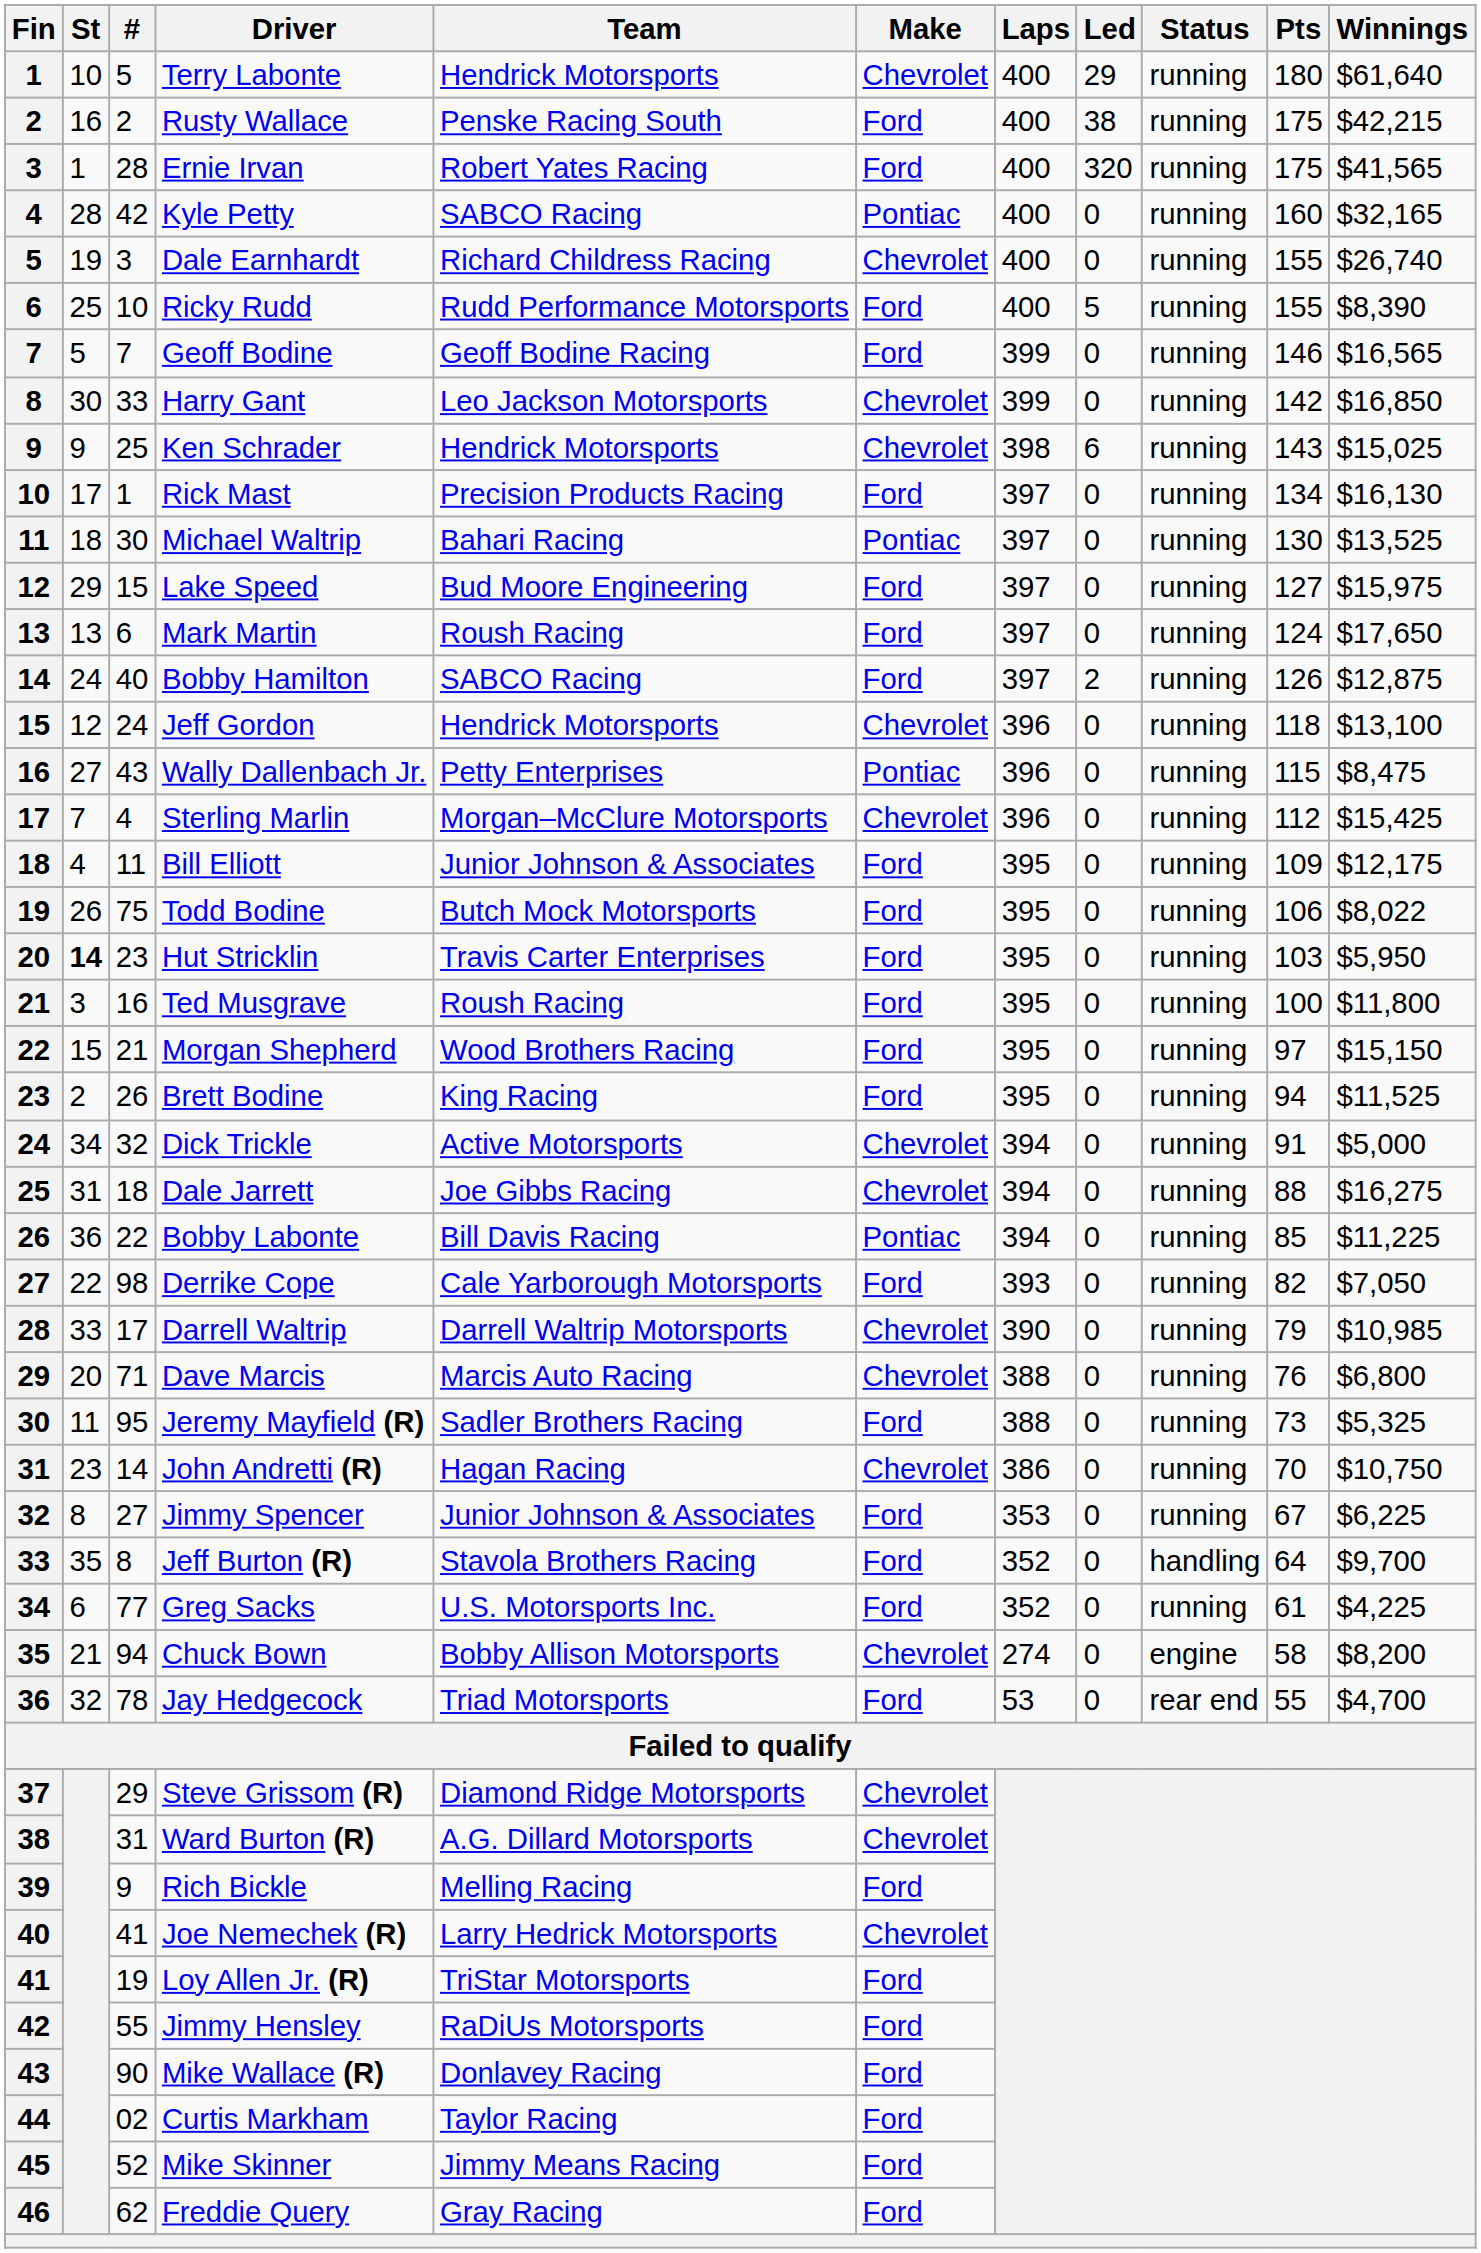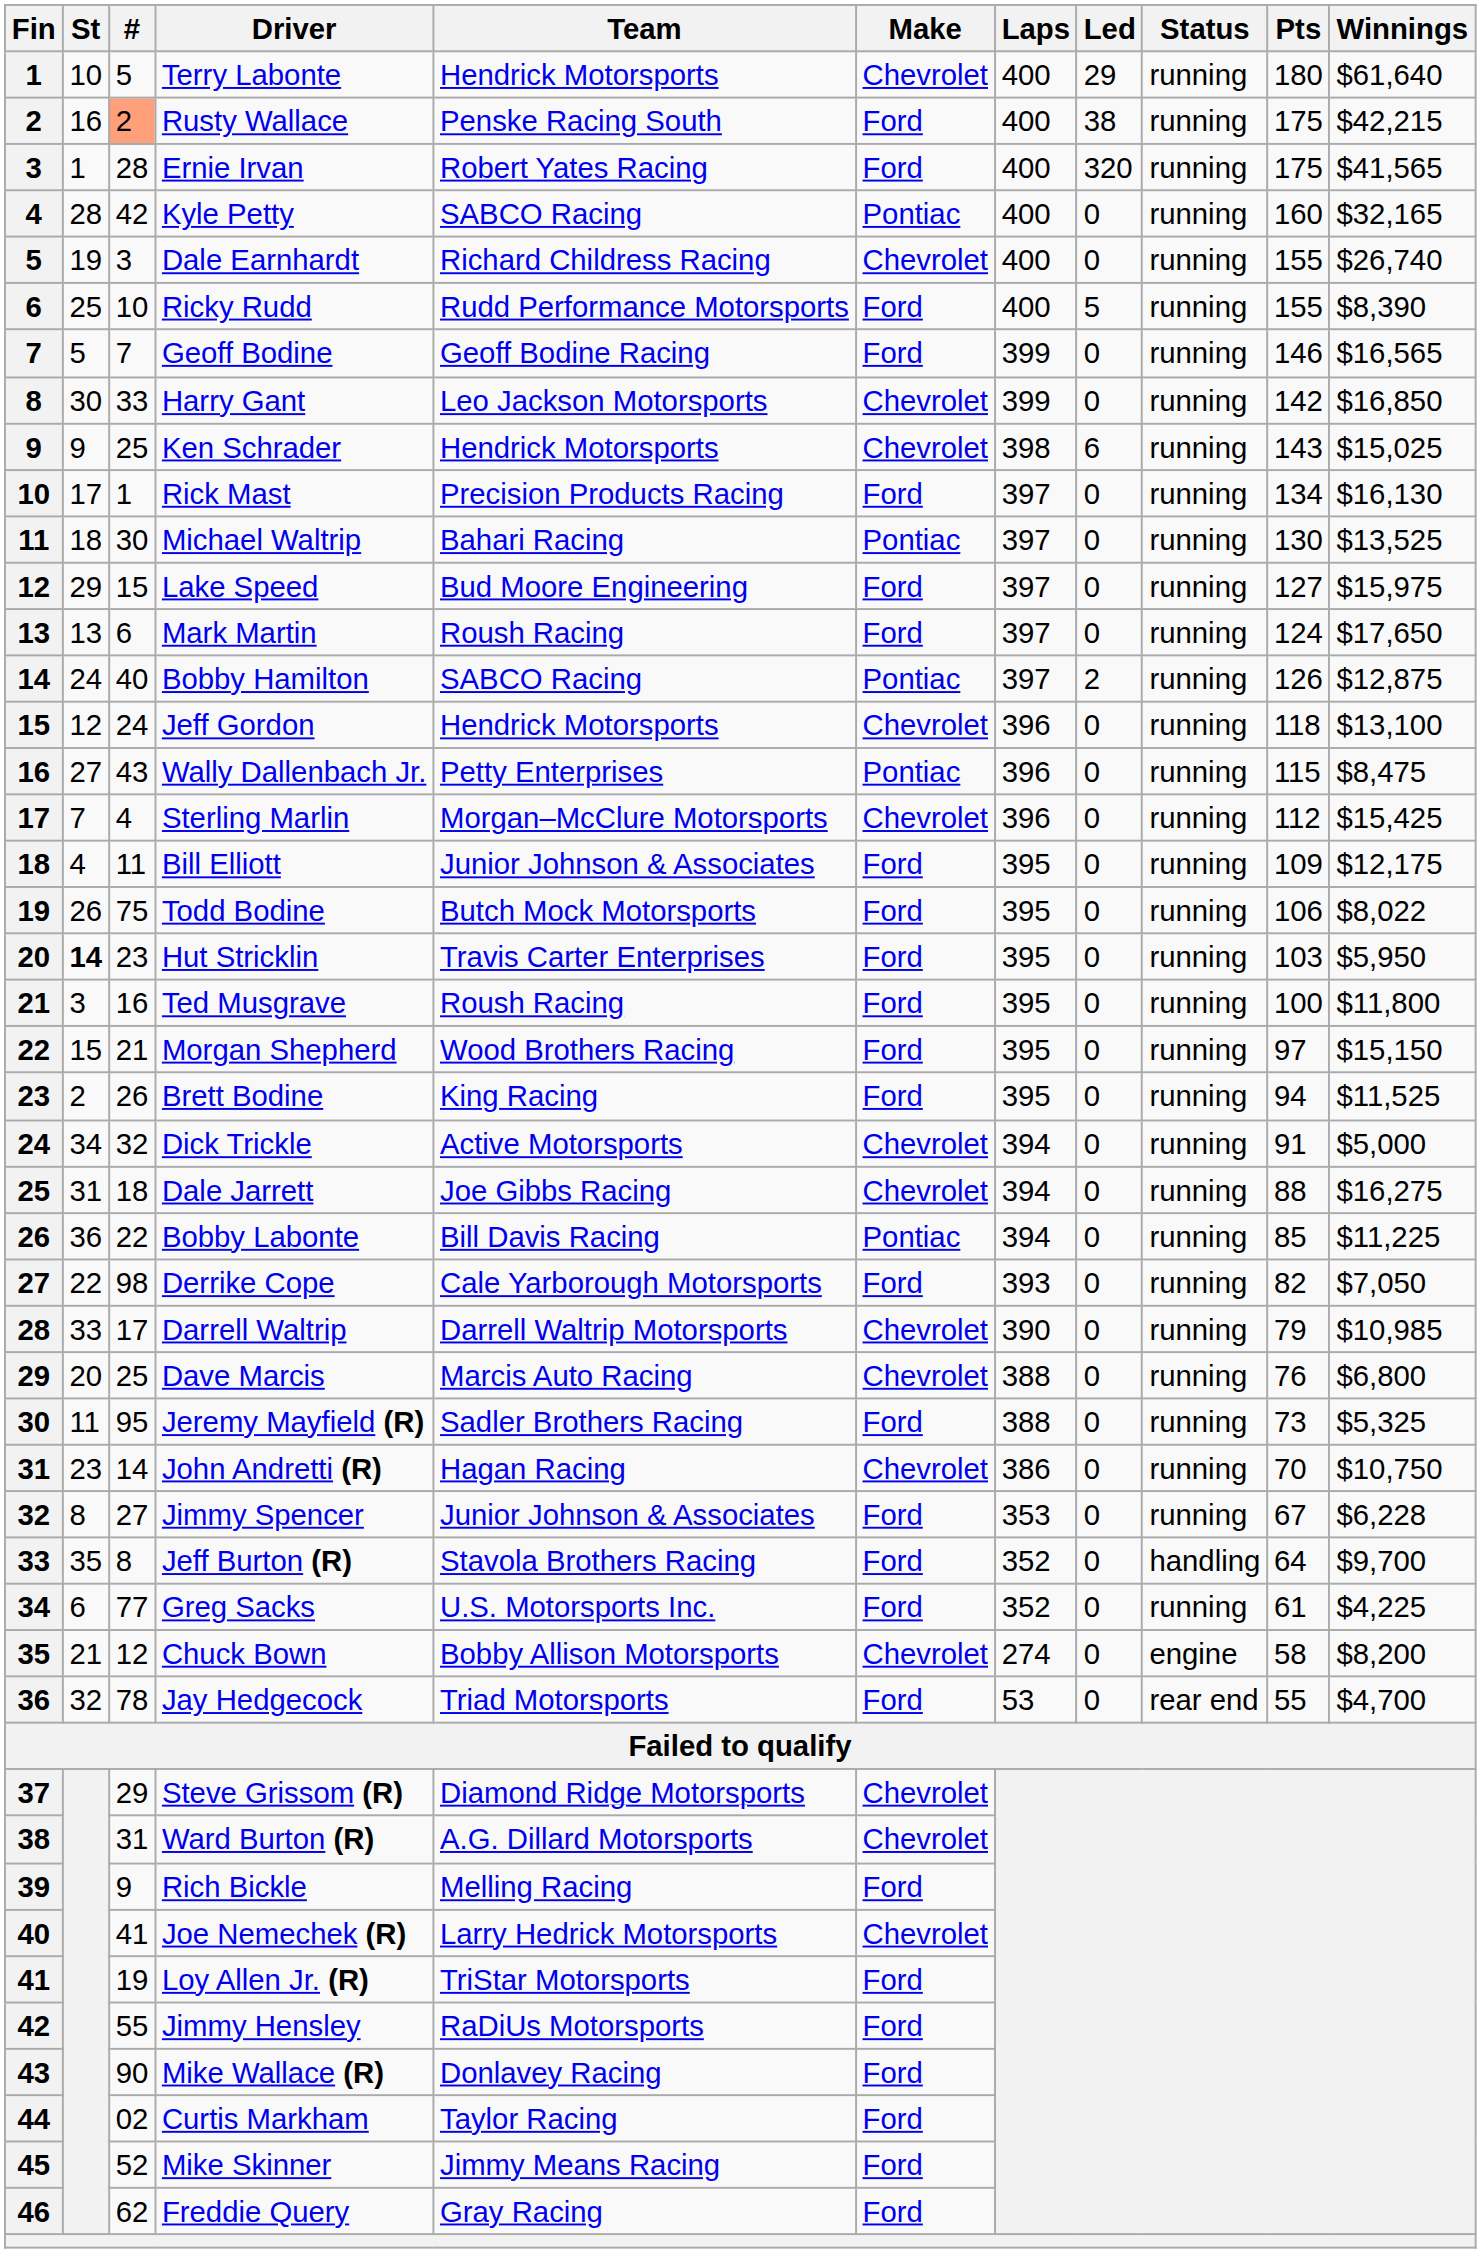(124, 121) no background -> (124, 121) lightsalmon background
(893, 679) Ford -> (911, 679) Pontiac
(132, 1375) 71 -> (132, 1375) 25
(1381, 1514) $6,225 -> (1381, 1514) $6,228
(132, 1654) 94 -> (132, 1654) 12
